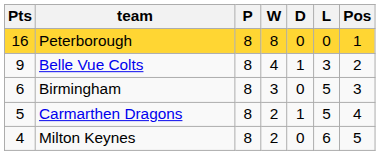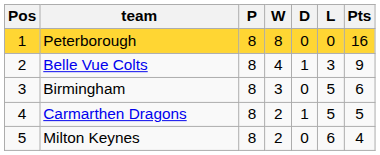columns swapped: (357, 16) <-> (20, 16)
